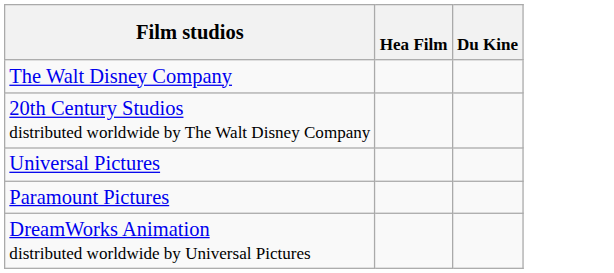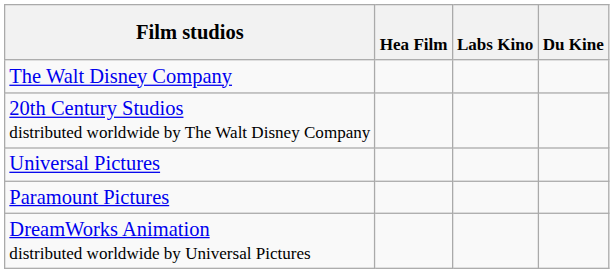+ column: (495, 45)
